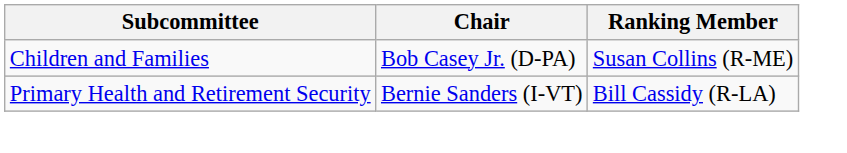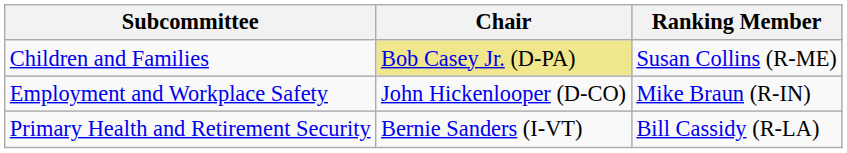(478, 57) no background -> (478, 57) khaki background
+ row: (169, 93)
